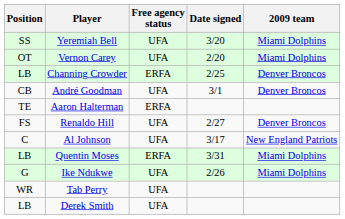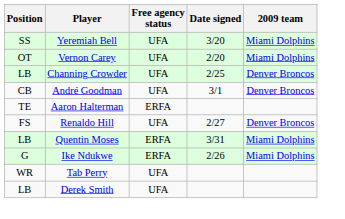(158, 73) ERFA -> (158, 73) UFA
- row: (87, 139)
(158, 172) UFA -> (158, 156) ERFA
